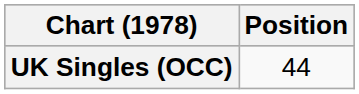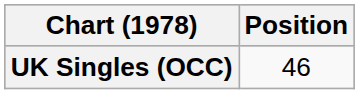(296, 66) 44 -> (296, 66) 46
